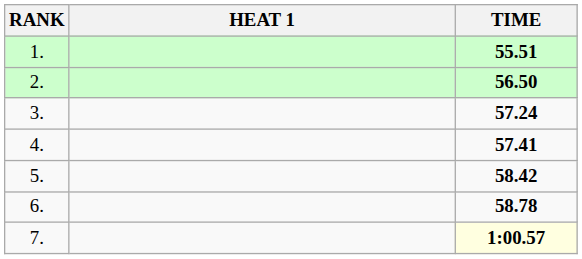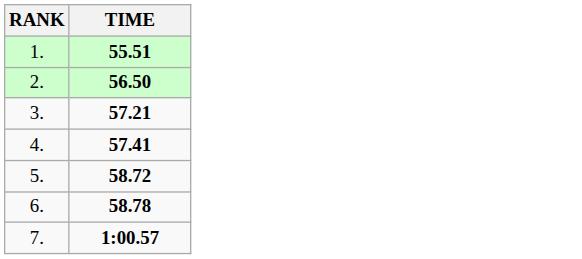- column: (262, 20)
(516, 113) 57.24 -> (130, 113) 57.21
(516, 176) 58.42 -> (130, 176) 58.72
(516, 238) lightyellow background -> (130, 238) no background
